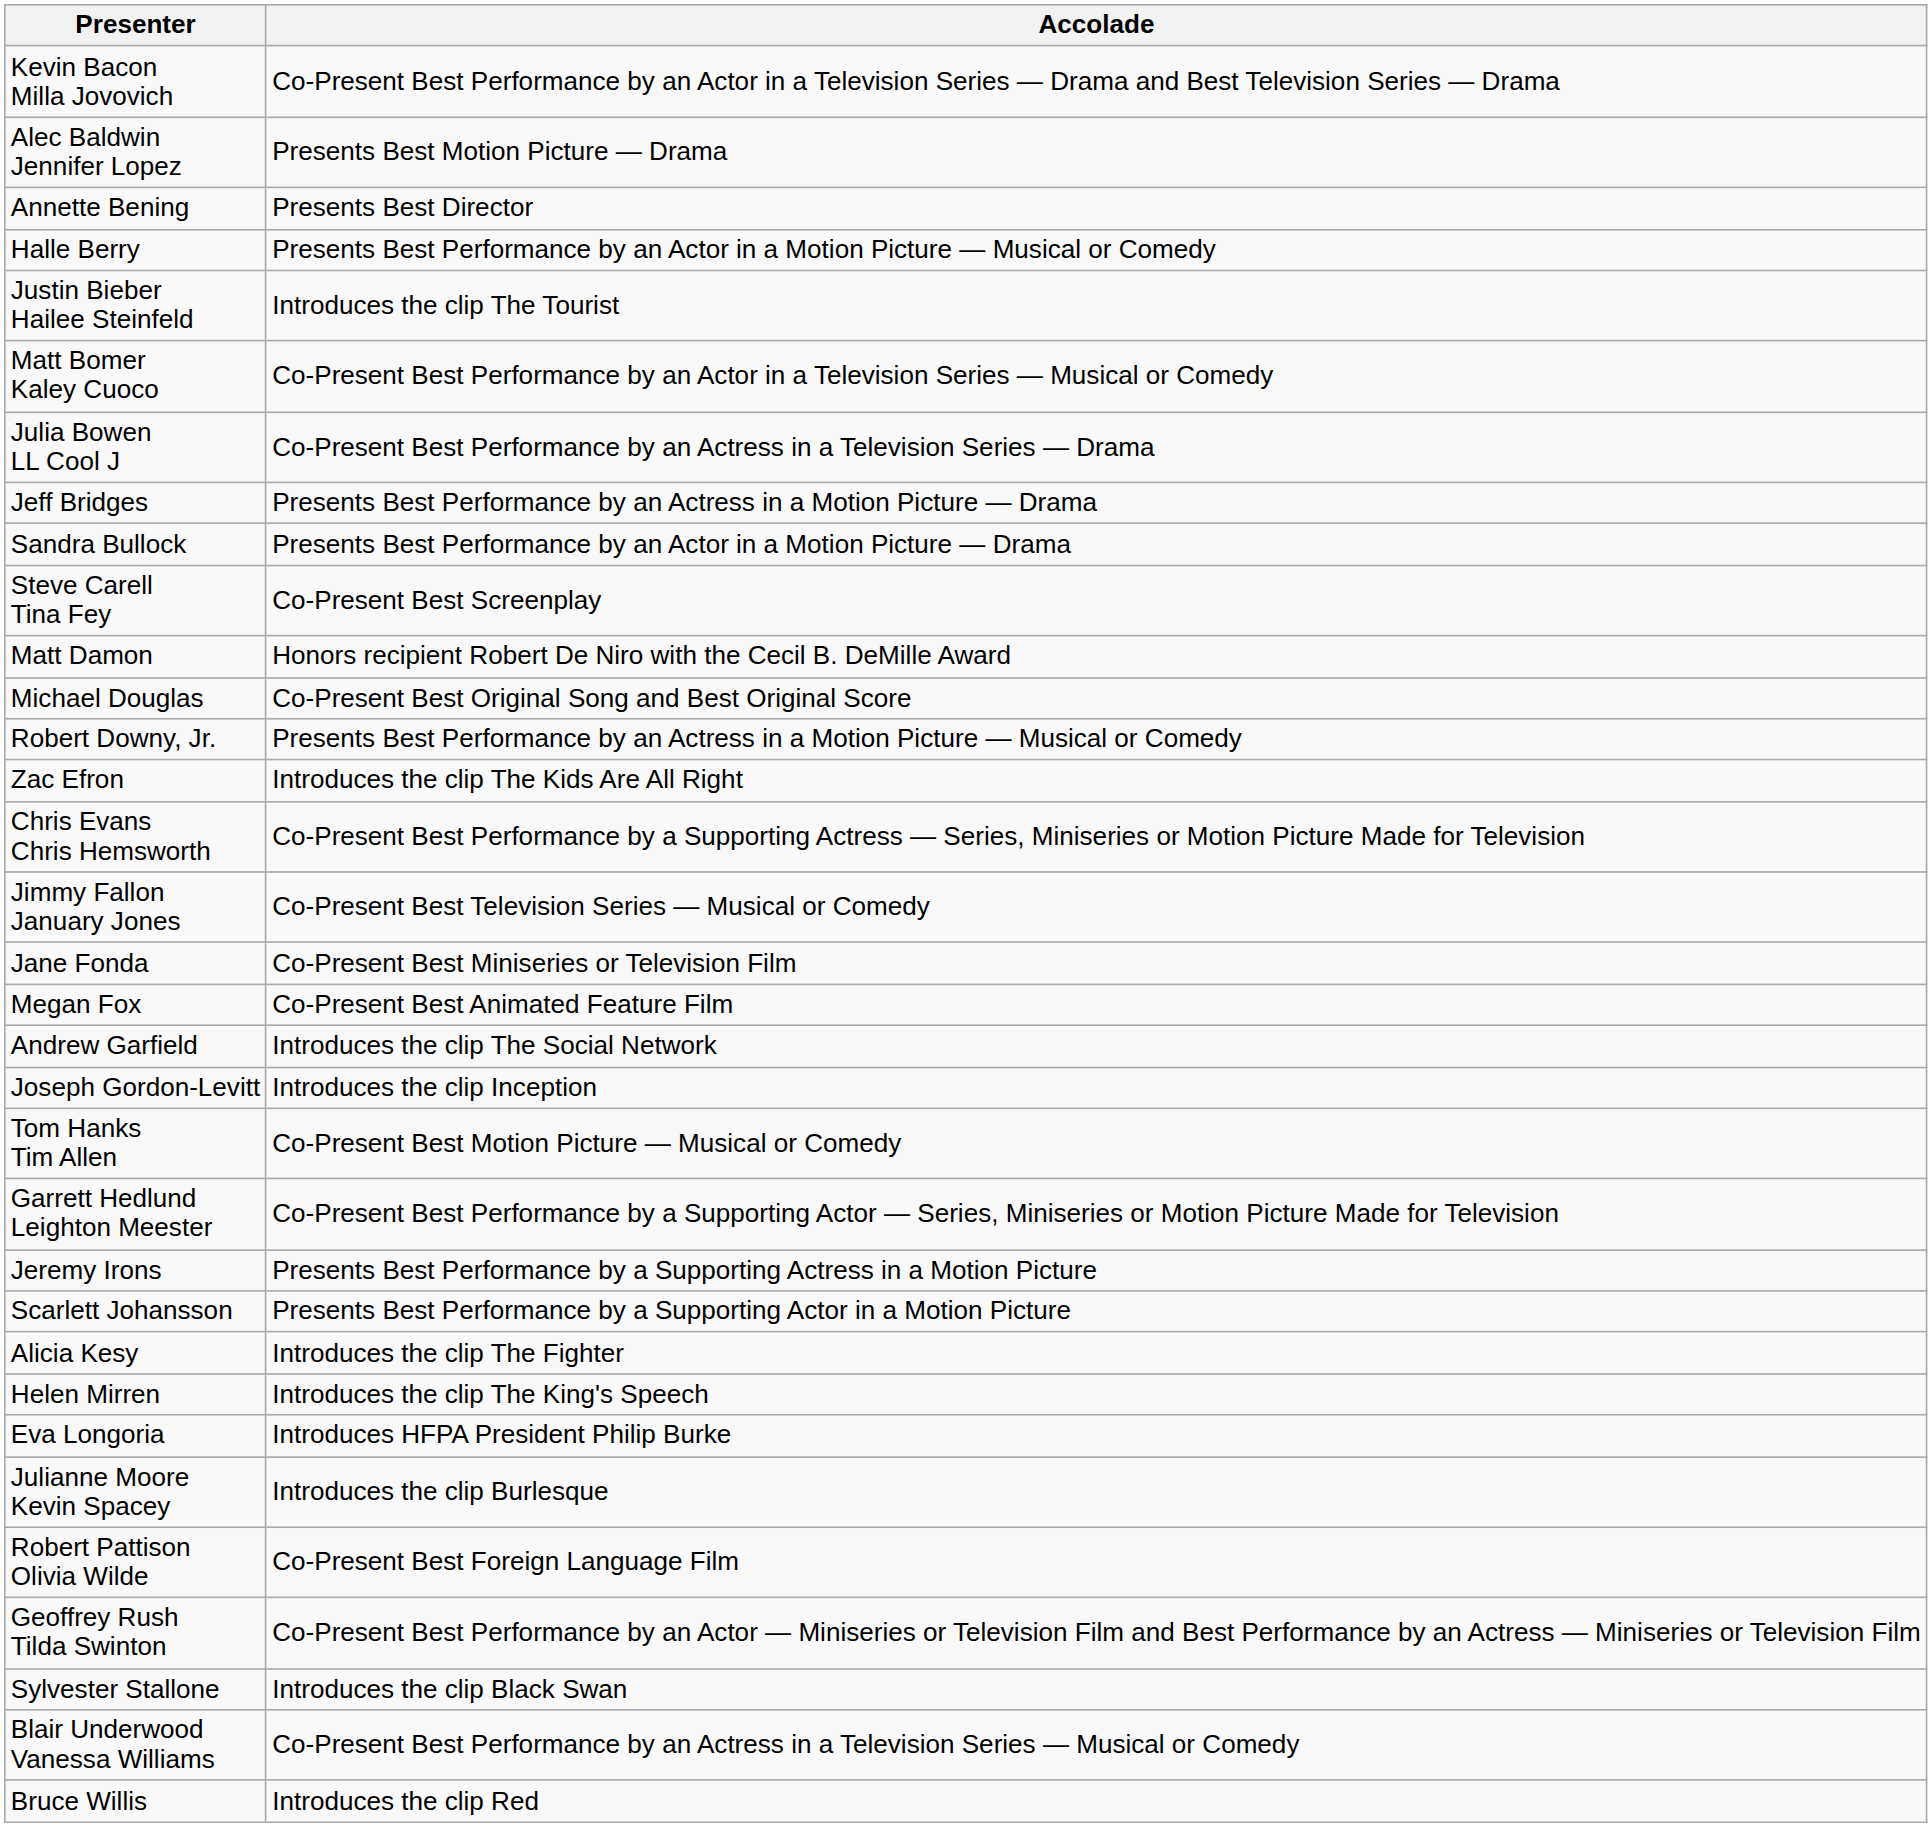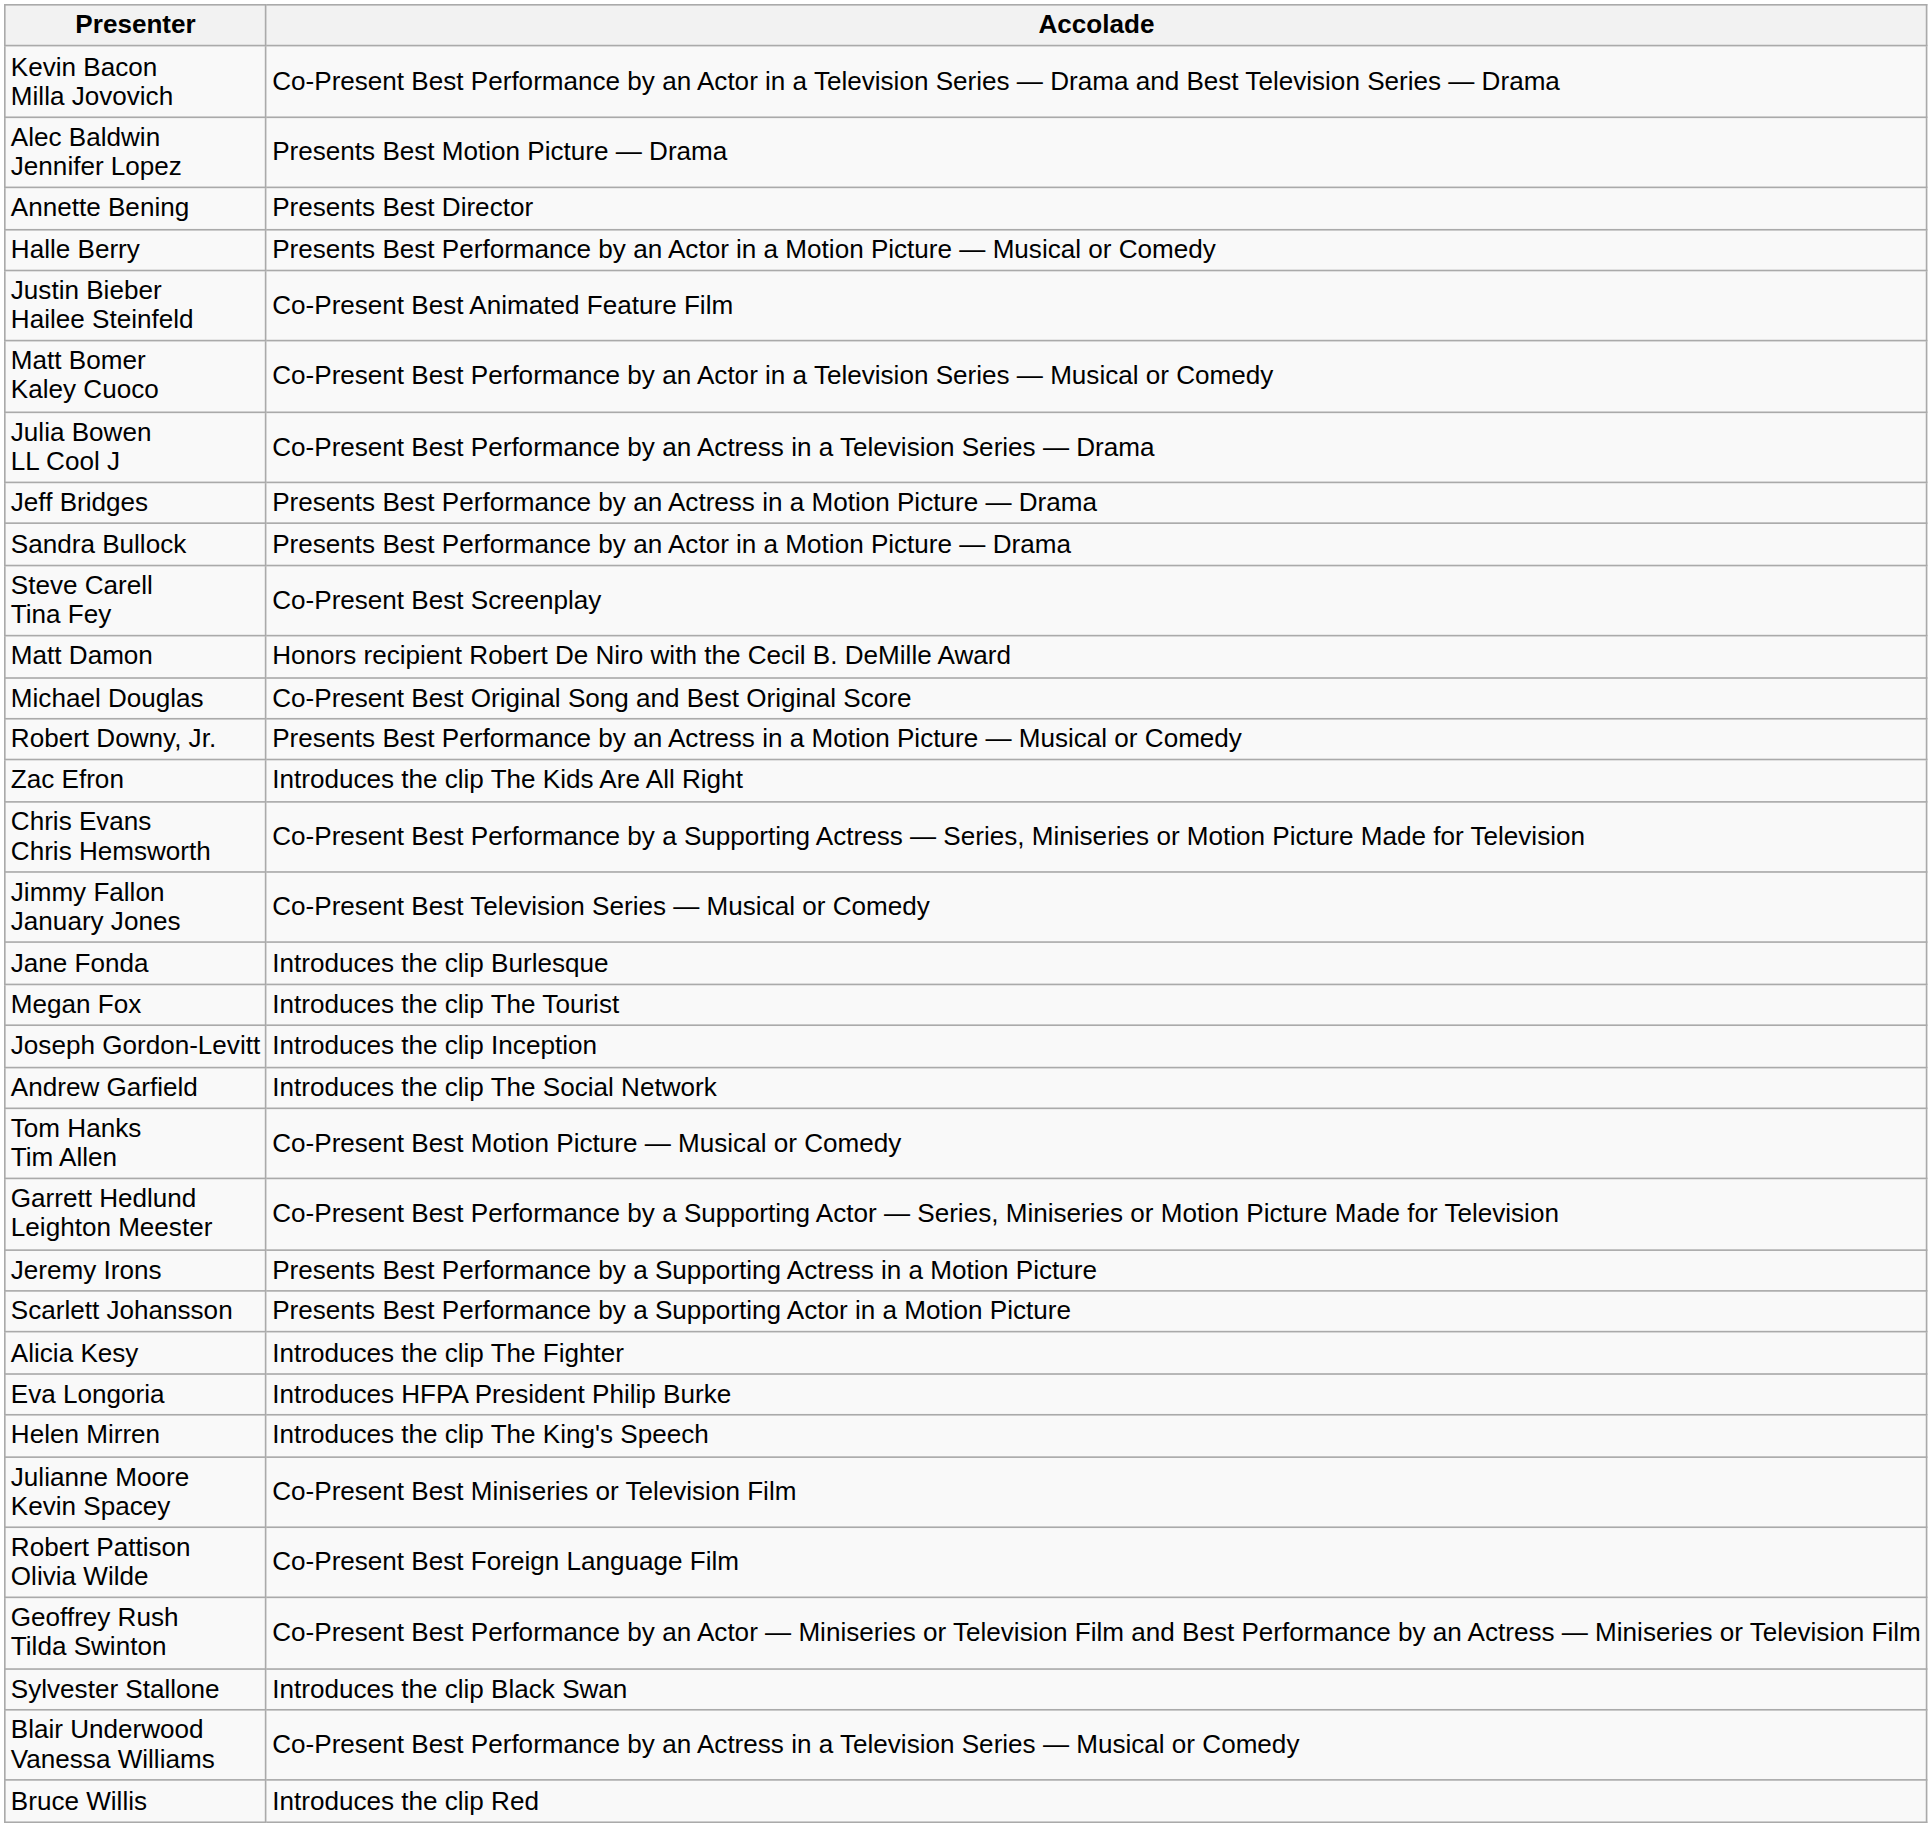(446, 305) Introduces the clip The Tourist -> (503, 305) Co-Present Best Animated Feature Film
(534, 963) Co-Present Best Miniseries or Television Film -> (440, 963) Introduces the clip Burlesque
(503, 1004) Co-Present Best Animated Feature Film -> (446, 1004) Introduces the clip The Tourist
rows swapped: (104, 1045) <-> (136, 1087)
rows swapped: (88, 1435) <-> (85, 1393)
(440, 1491) Introduces the clip Burlesque -> (534, 1491) Co-Present Best Miniseries or Television Film
